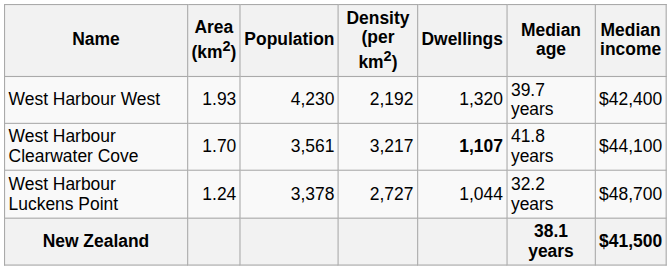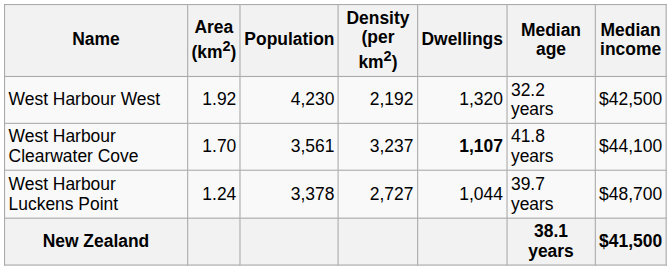(219, 99) 1.93 -> (219, 99) 1.92
(532, 99) 39.7 years -> (532, 99) 32.2 years
(631, 99) $42,400 -> (631, 99) $42,500
(392, 147) 3,217 -> (392, 147) 3,237
(532, 194) 32.2 years -> (532, 194) 39.7 years
